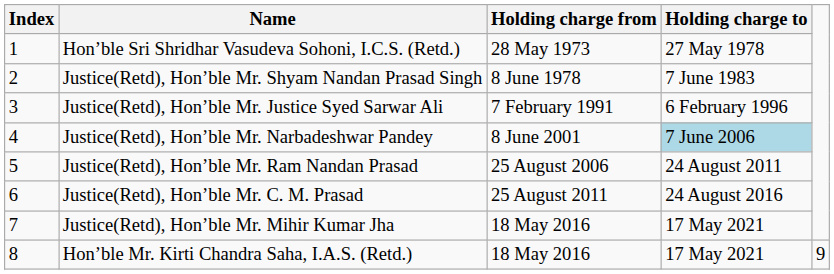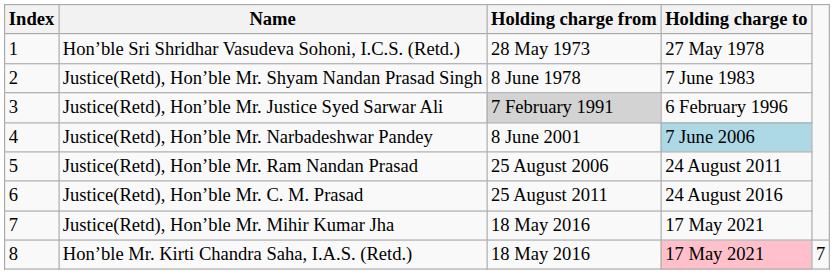(552, 107) no background -> (552, 107) lightgrey background
(715, 254) no background -> (715, 254) pink background
(821, 254) 9 -> (821, 254) 7
